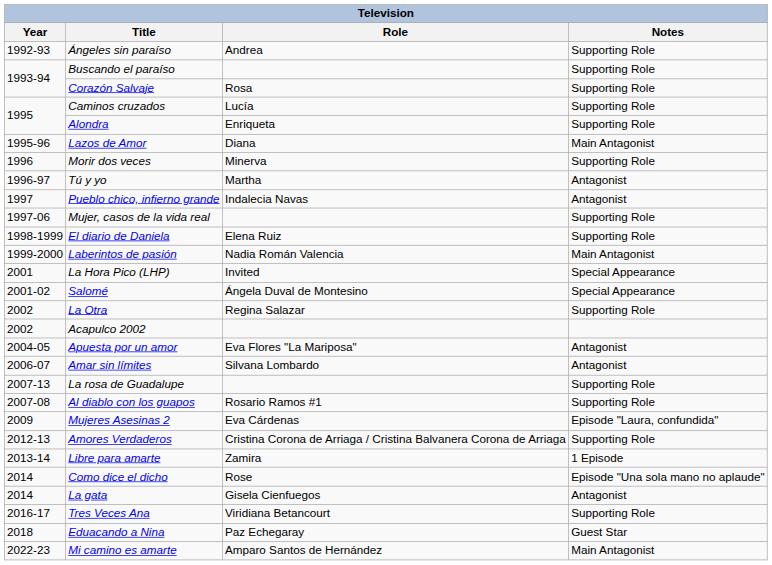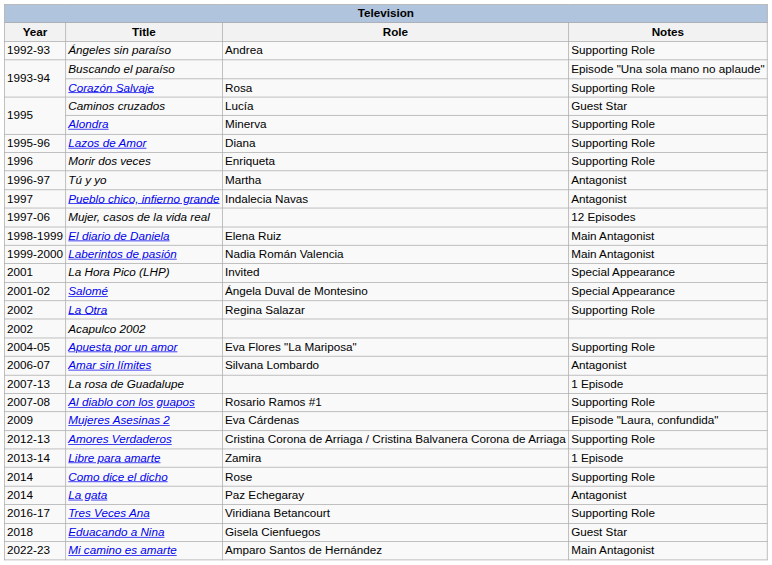(613, 69) Supporting Role -> (668, 69) Episode "Una sola mano no aplaude"
(613, 106) Supporting Role -> (599, 106) Guest Star
(250, 124) Enriqueta -> (246, 124) Minerva
(613, 143) Main Antagonist -> (613, 143) Supporting Role
(246, 161) Minerva -> (250, 161) Enriqueta
(613, 217) Supporting Role -> (603, 217) 12 Episodes
(613, 236) Supporting Role -> (613, 236) Main Antagonist
(599, 347) Antagonist -> (613, 347) Supporting Role
(613, 384) Supporting Role -> (597, 384) 1 Episode
(668, 476) Episode "Una sola mano no aplaude" -> (613, 476) Supporting Role
(273, 495) Gisela Cienfuegos -> (265, 495) Paz Echegaray
(265, 532) Paz Echegaray -> (273, 532) Gisela Cienfuegos
